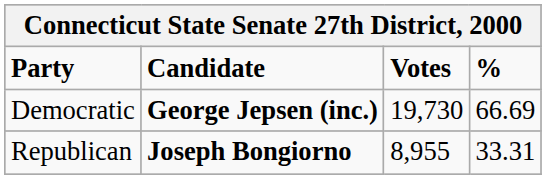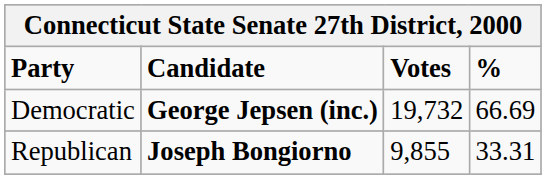(427, 109) 19,730 -> (427, 109) 19,732
(420, 151) 8,955 -> (420, 151) 9,855
